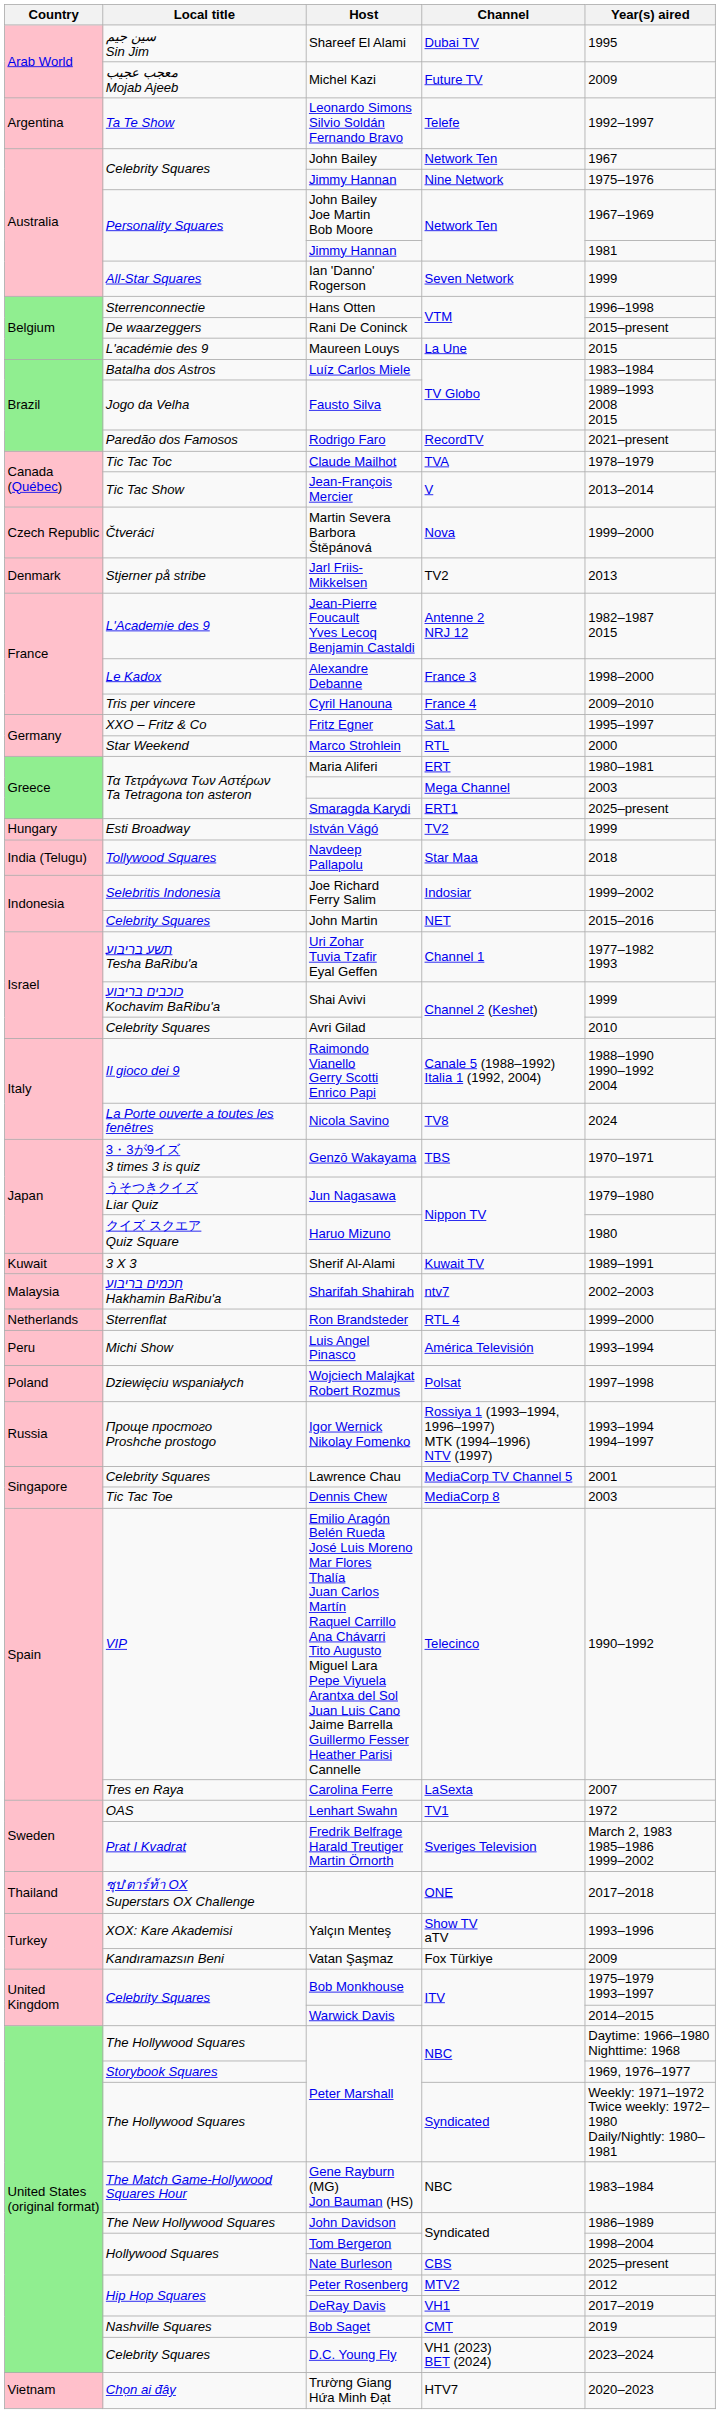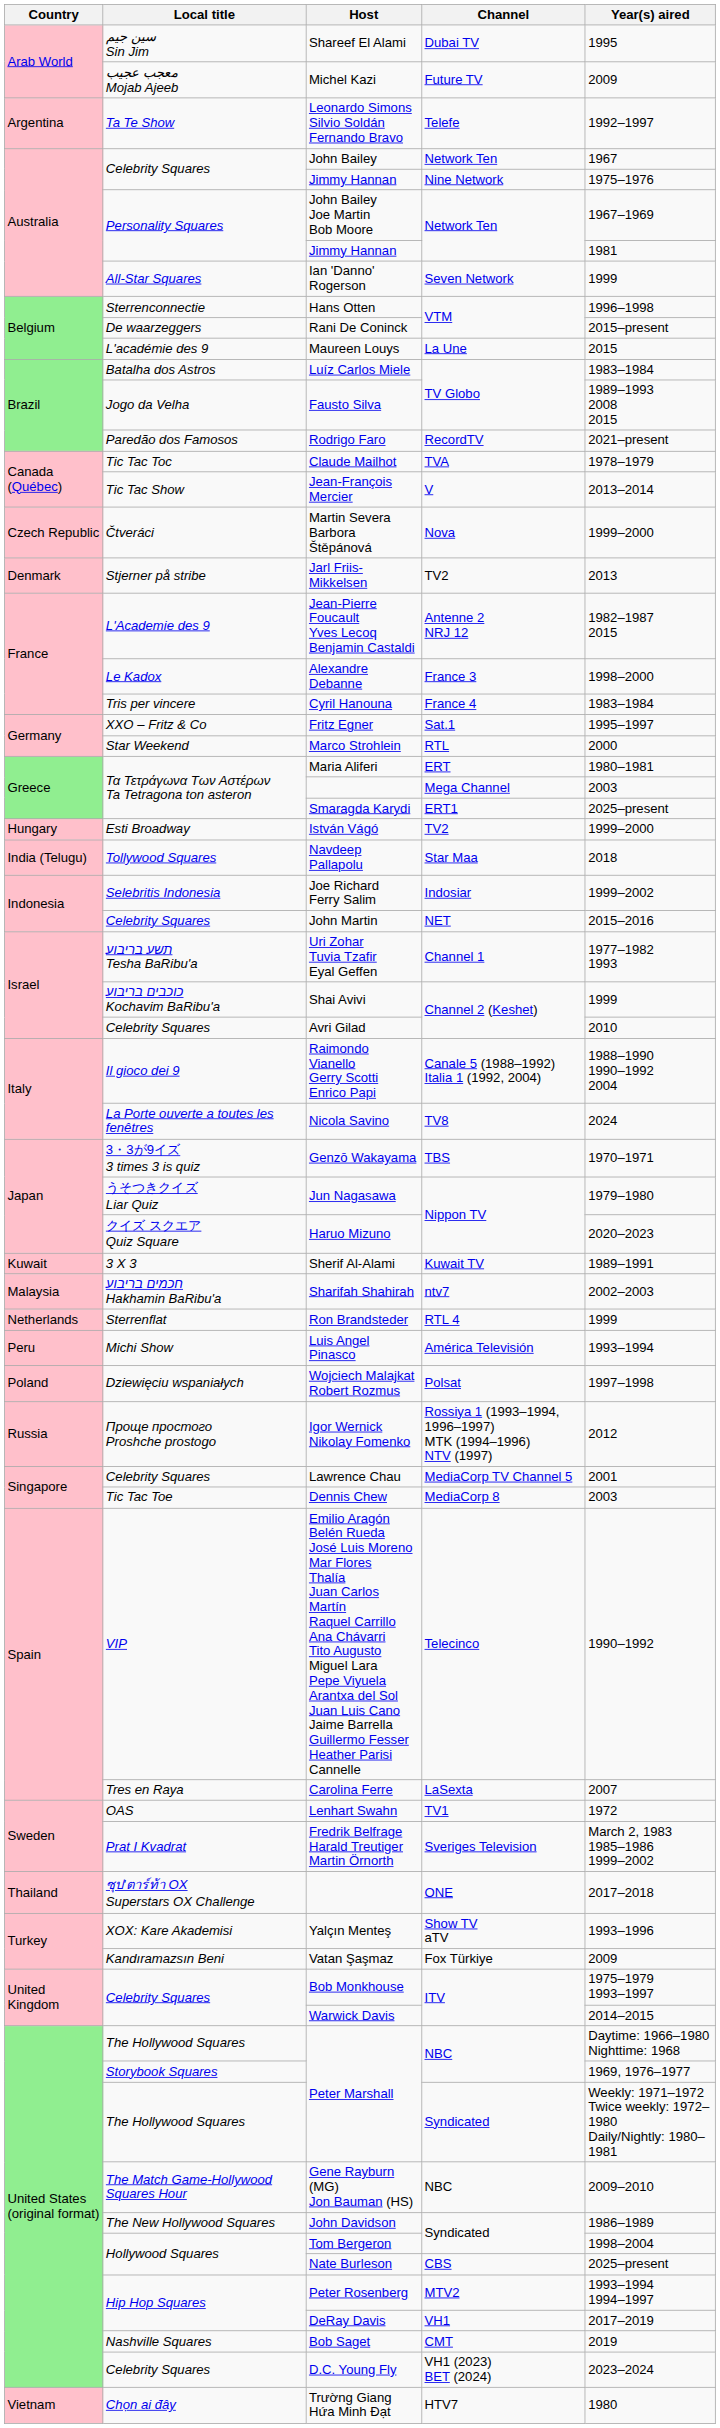(621, 704) 2009–2010 -> (621, 704) 1983–1984
(603, 829) 1999 -> (621, 829) 1999–2000
(603, 1234) 1980 -> (621, 1234) 2020–2023
(621, 1319) 1999–2000 -> (603, 1319) 1999
(621, 1433) 1993–1994 1994–1997 -> (603, 1433) 2012
(621, 2187) 1983–1984 -> (621, 2187) 2009–2010
(603, 2285) 2012 -> (621, 2292) 1993–1994 1994–1997
(621, 2390) 2020–2023 -> (603, 2405) 1980
